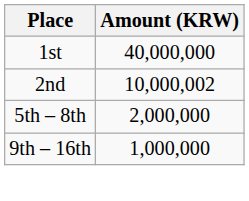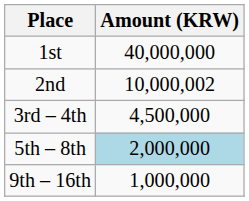+ row: (50, 116)
(170, 116) no background -> (170, 148) lightblue background
